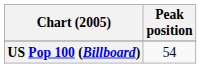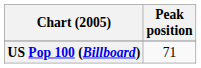(169, 52) 54 -> (169, 52) 71
